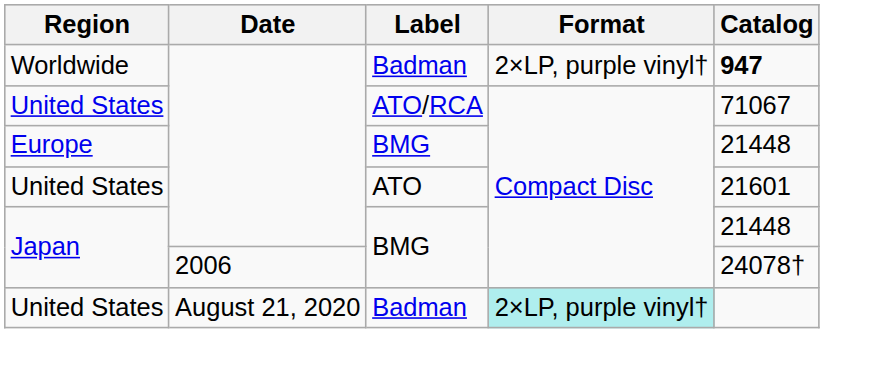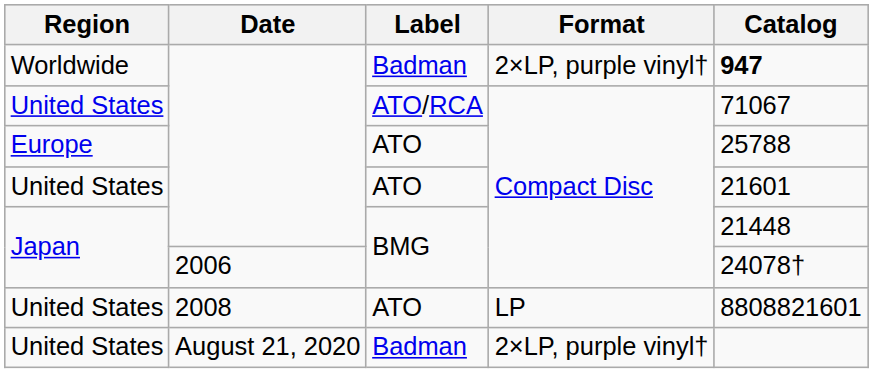(401, 145) BMG -> (397, 145) ATO
(756, 145) 21448 -> (756, 145) 25788
+ row: (87, 307)
(602, 307) paleturquoise background -> (602, 347) no background
